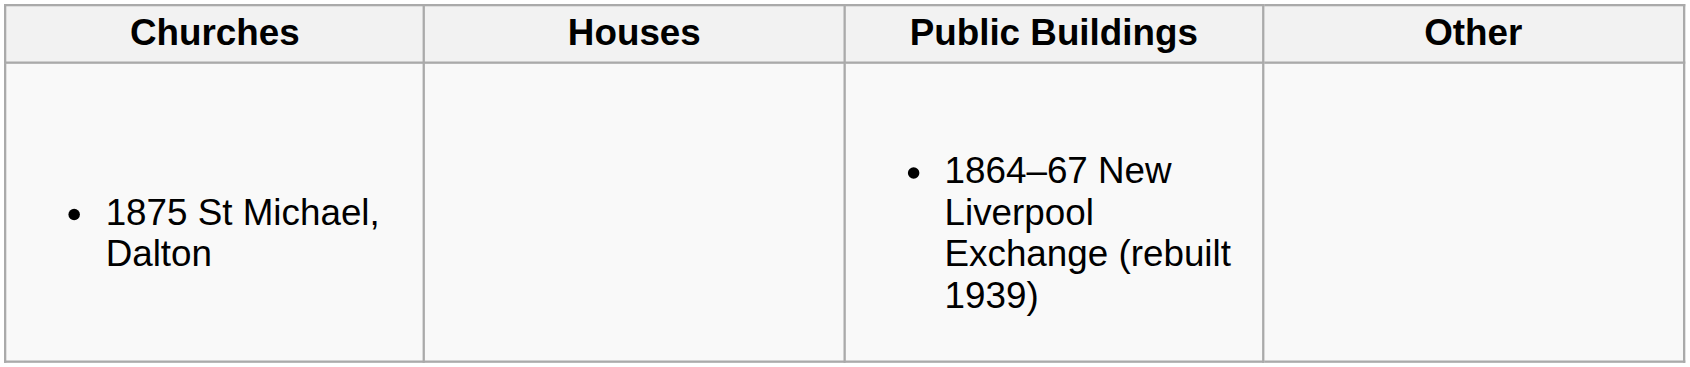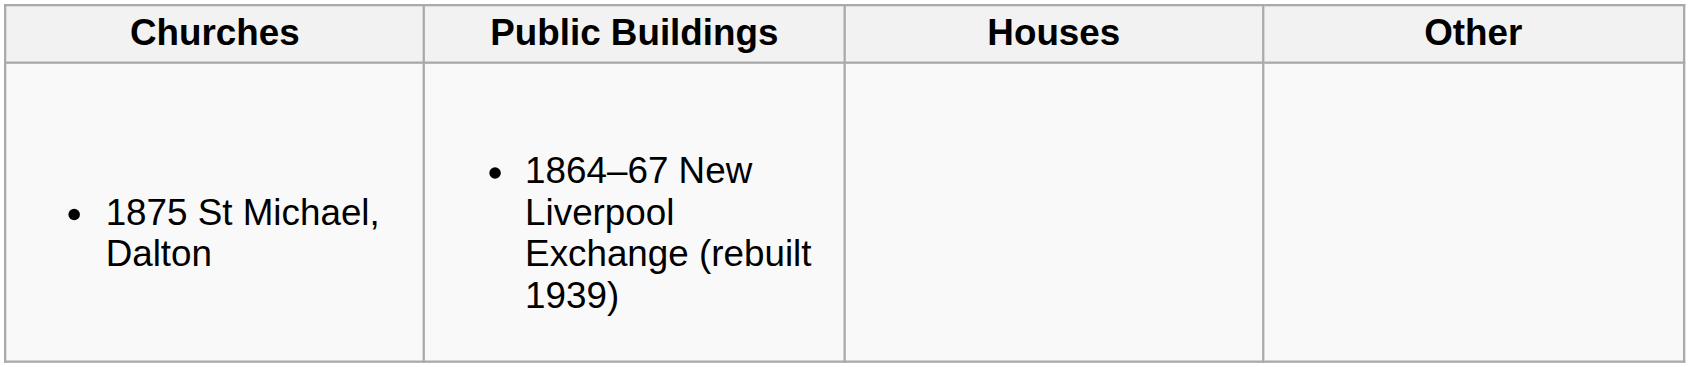columns swapped: (634, 33) <-> (1054, 33)
